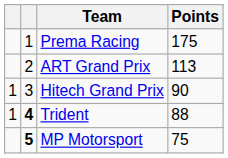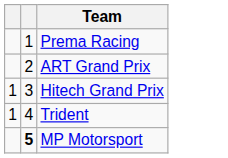- column: (195, 16)
(29, 115) bold -> (29, 115) normal
